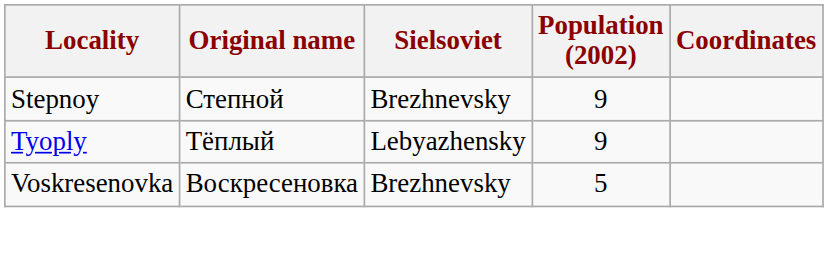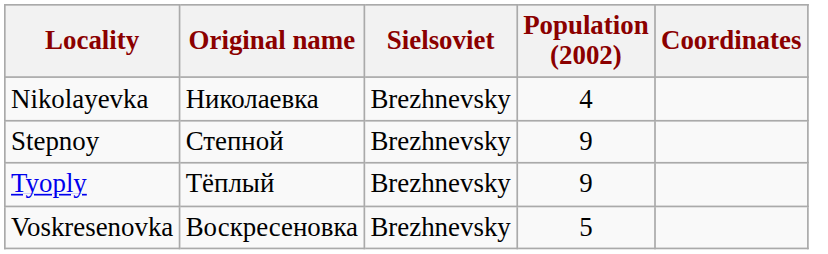+ row: (80, 98)
(448, 141) Lebyazhensky -> (441, 183) Brezhnevsky
